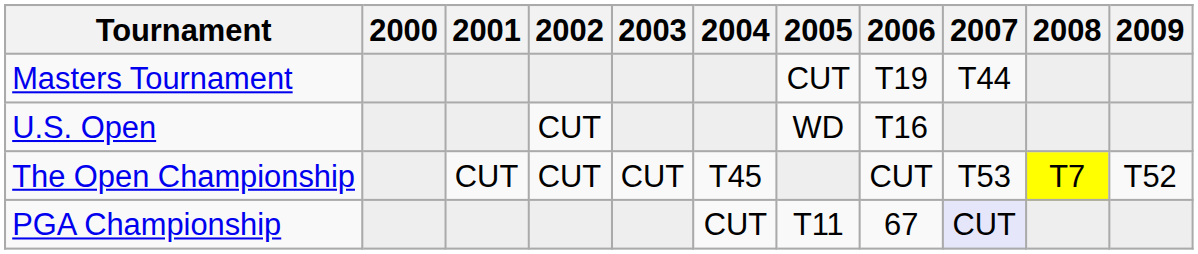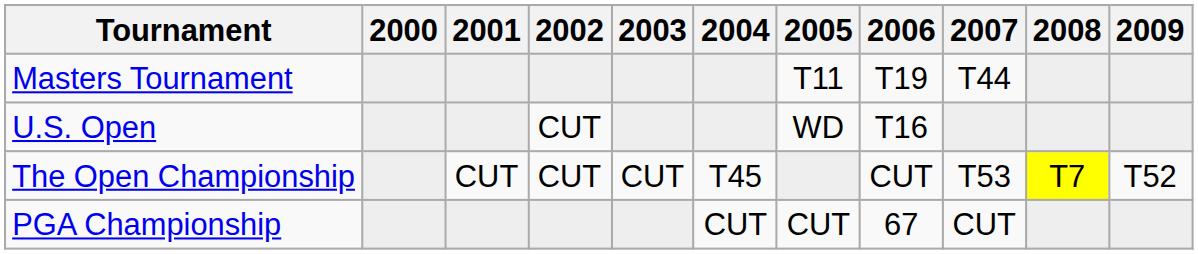(818, 78) CUT -> (818, 78) T11
(818, 225) T11 -> (818, 225) CUT
(984, 225) lavender background -> (984, 225) no background
